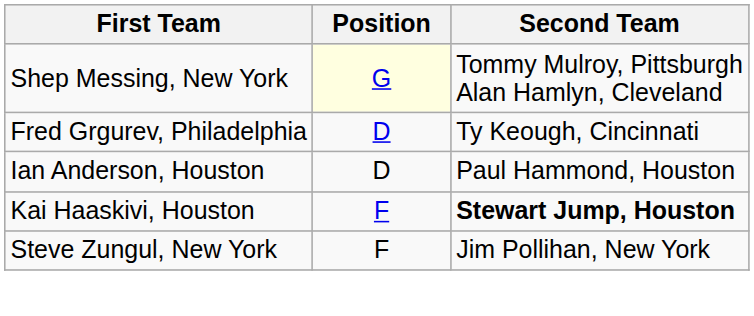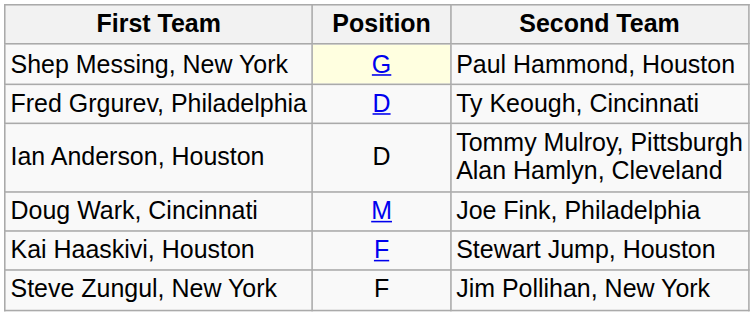(600, 77) Tommy Mulroy, Pittsburgh Alan Hamlyn, Cleveland -> (596, 63) Paul Hammond, Houston
(596, 171) Paul Hammond, Houston -> (600, 157) Tommy Mulroy, Pittsburgh Alan Hamlyn, Cleveland
+ row: (134, 210)
(596, 210) bold -> (586, 250) normal
